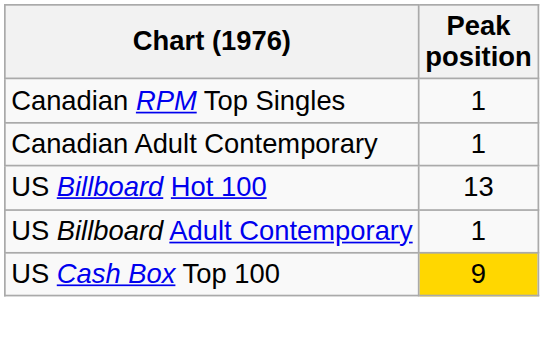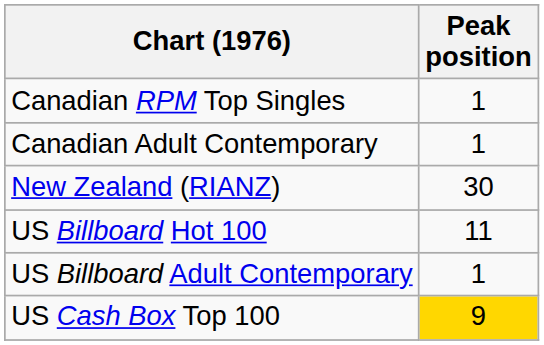+ row: (146, 187)
(478, 187) 13 -> (478, 230) 11
